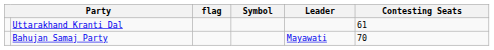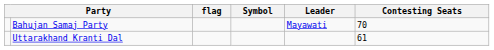rows swapped: (60, 38) <-> (68, 25)
